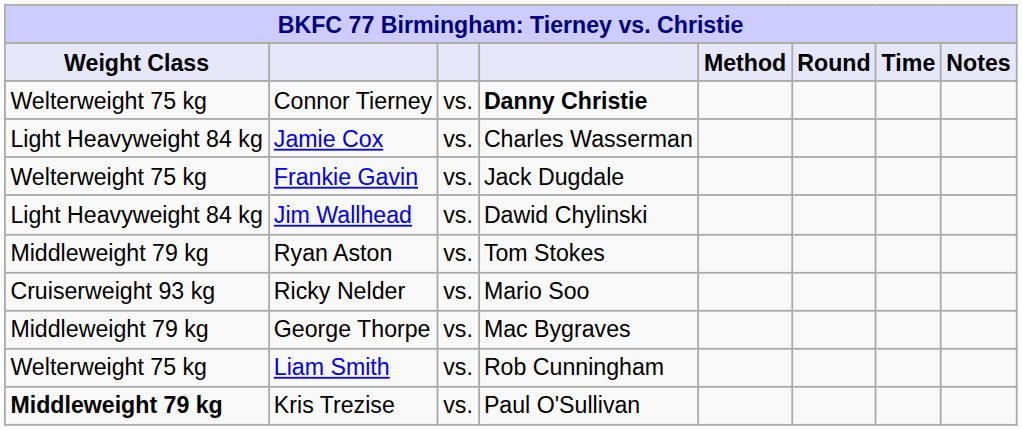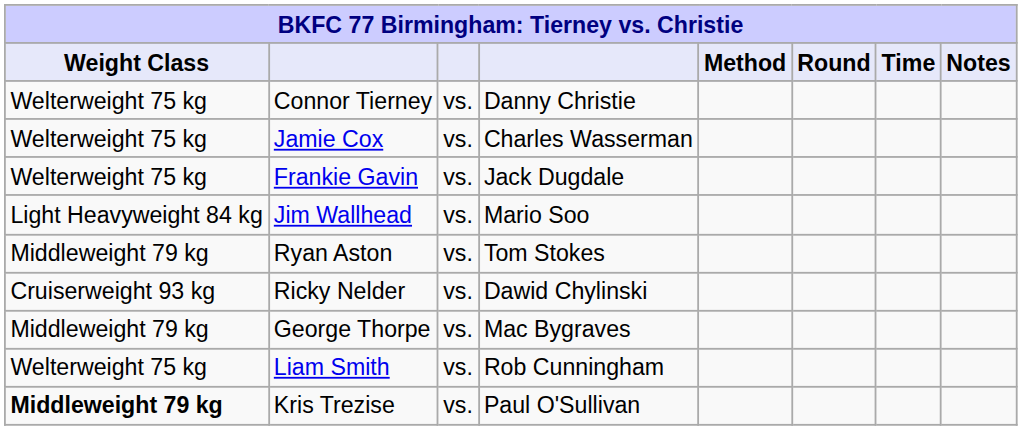(566, 100) bold -> (560, 100) normal
(137, 138) Light Heavyweight 84 kg -> (109, 138) Welterweight 75 kg
(566, 215) Dawid Chylinski -> (537, 215) Mario Soo
(537, 291) Mario Soo -> (566, 291) Dawid Chylinski
